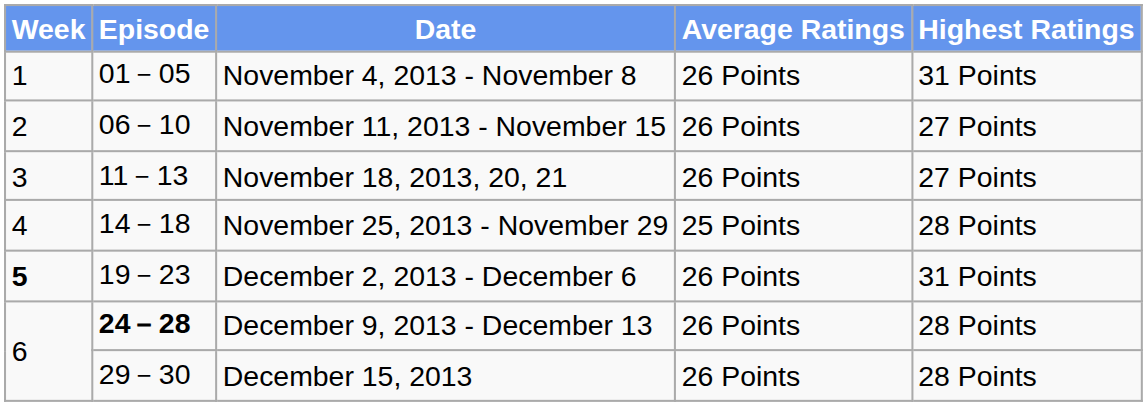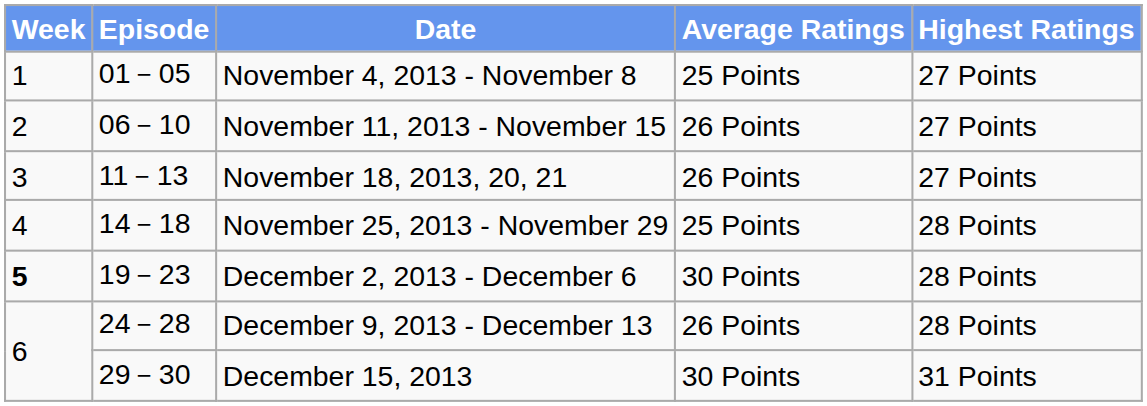(741, 76) 26 Points -> (741, 76) 25 Points
(978, 76) 31 Points -> (978, 76) 27 Points
(741, 276) 26 Points -> (741, 276) 30 Points
(978, 276) 31 Points -> (978, 276) 28 Points
(145, 323) bold -> (145, 323) normal
(741, 375) 26 Points -> (741, 375) 30 Points
(978, 375) 28 Points -> (978, 375) 31 Points
